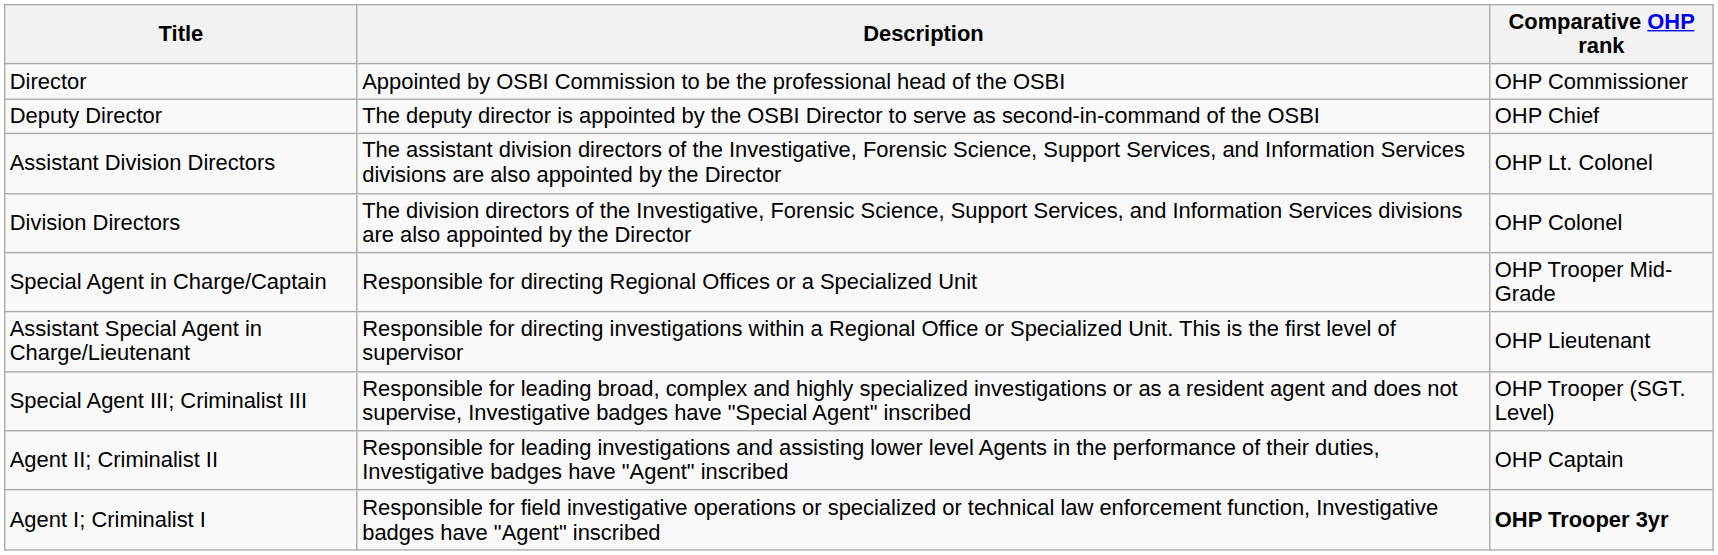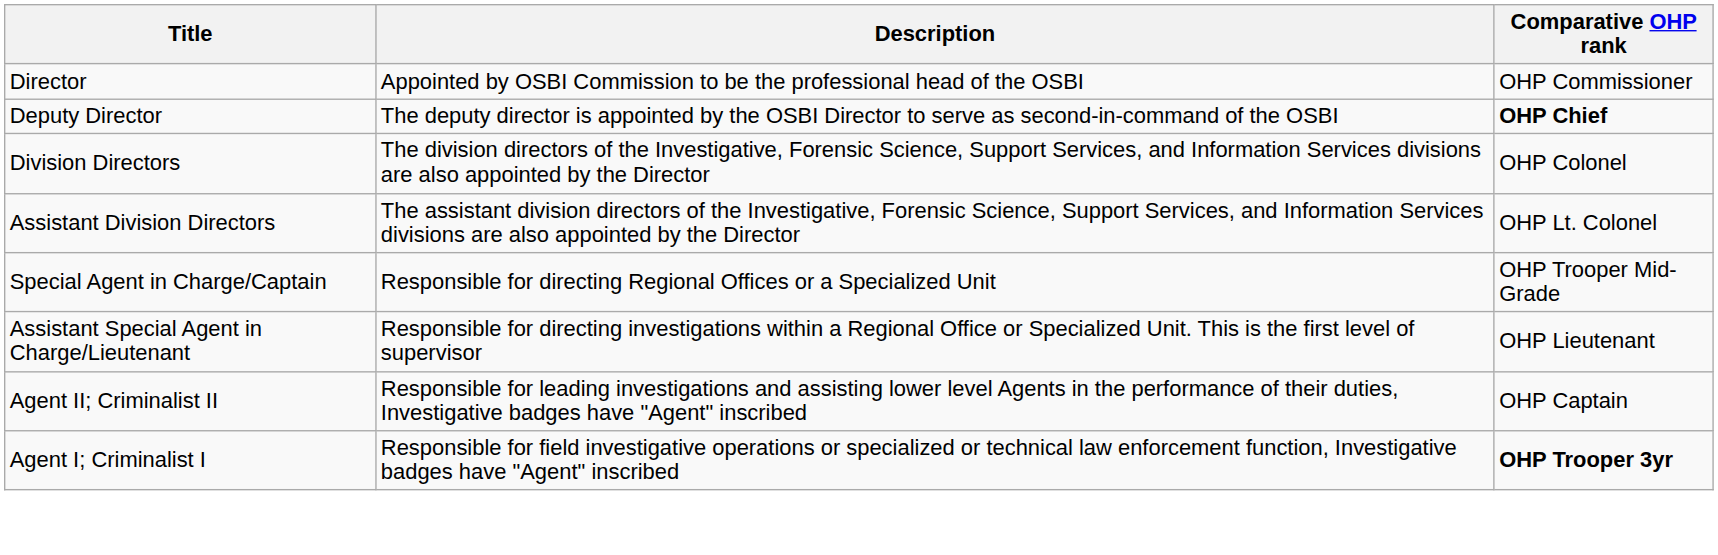(1547, 116) normal -> (1553, 116) bold
rows swapped: (95, 222) <-> (143, 163)
- row: (158, 400)
